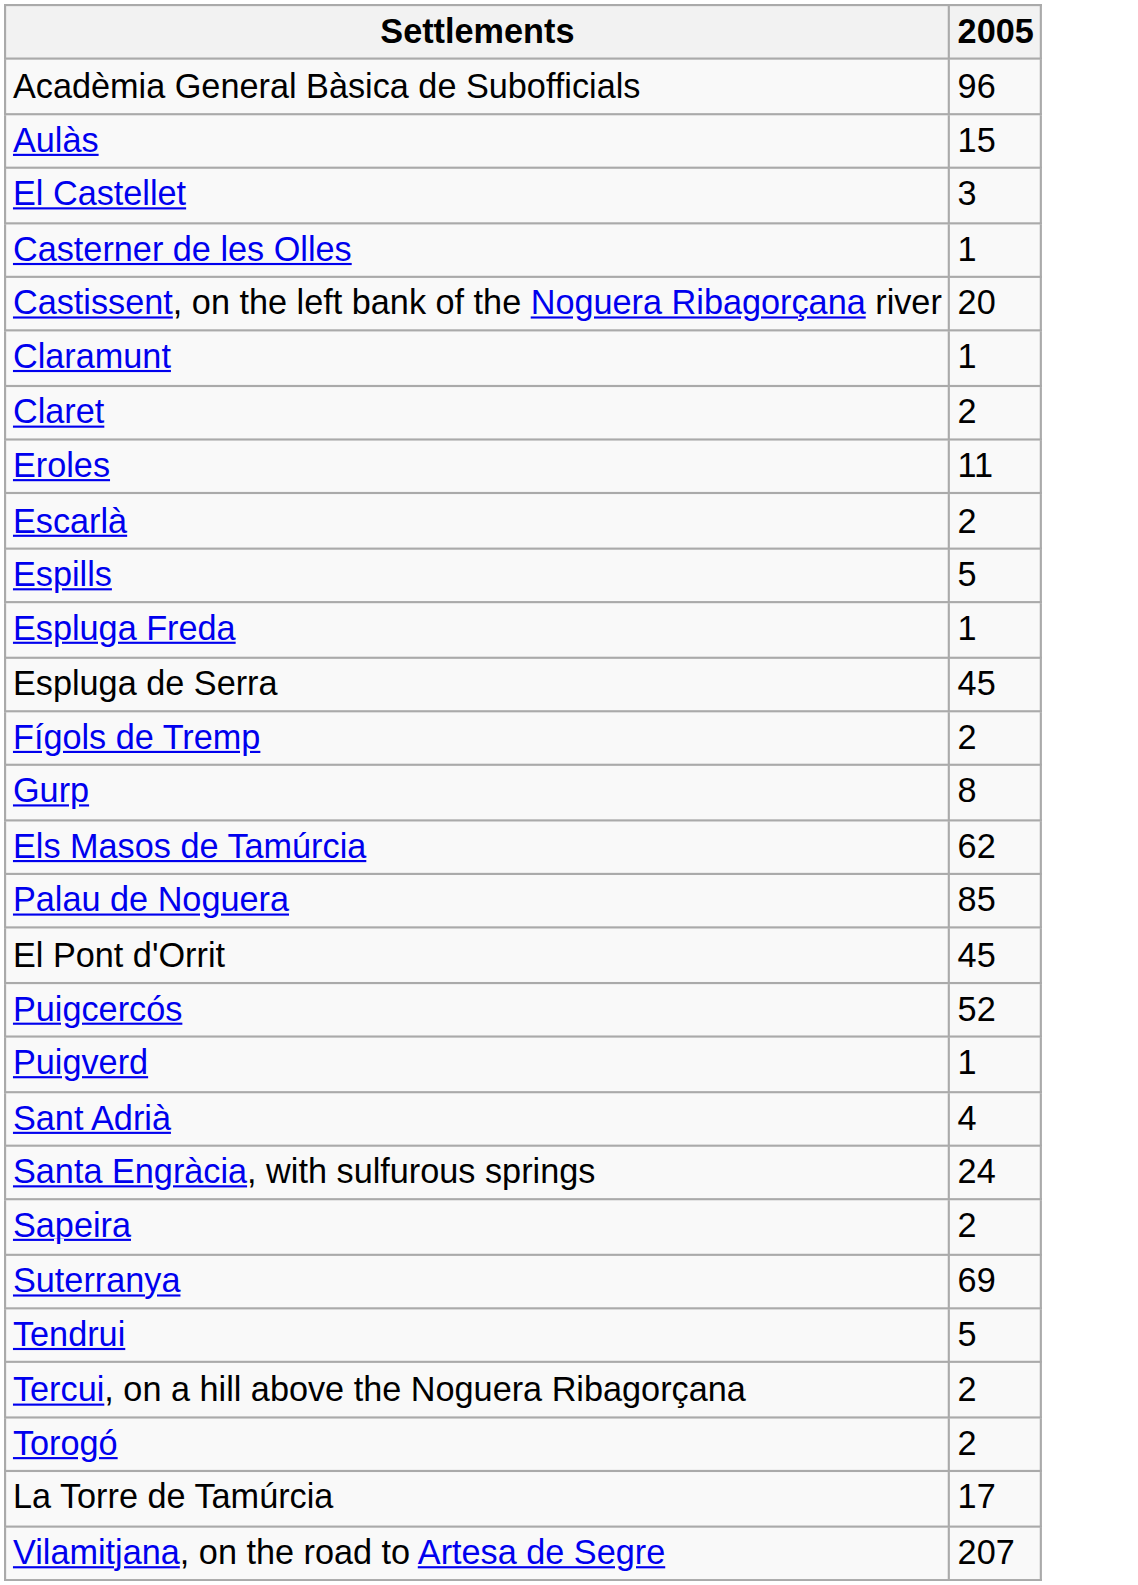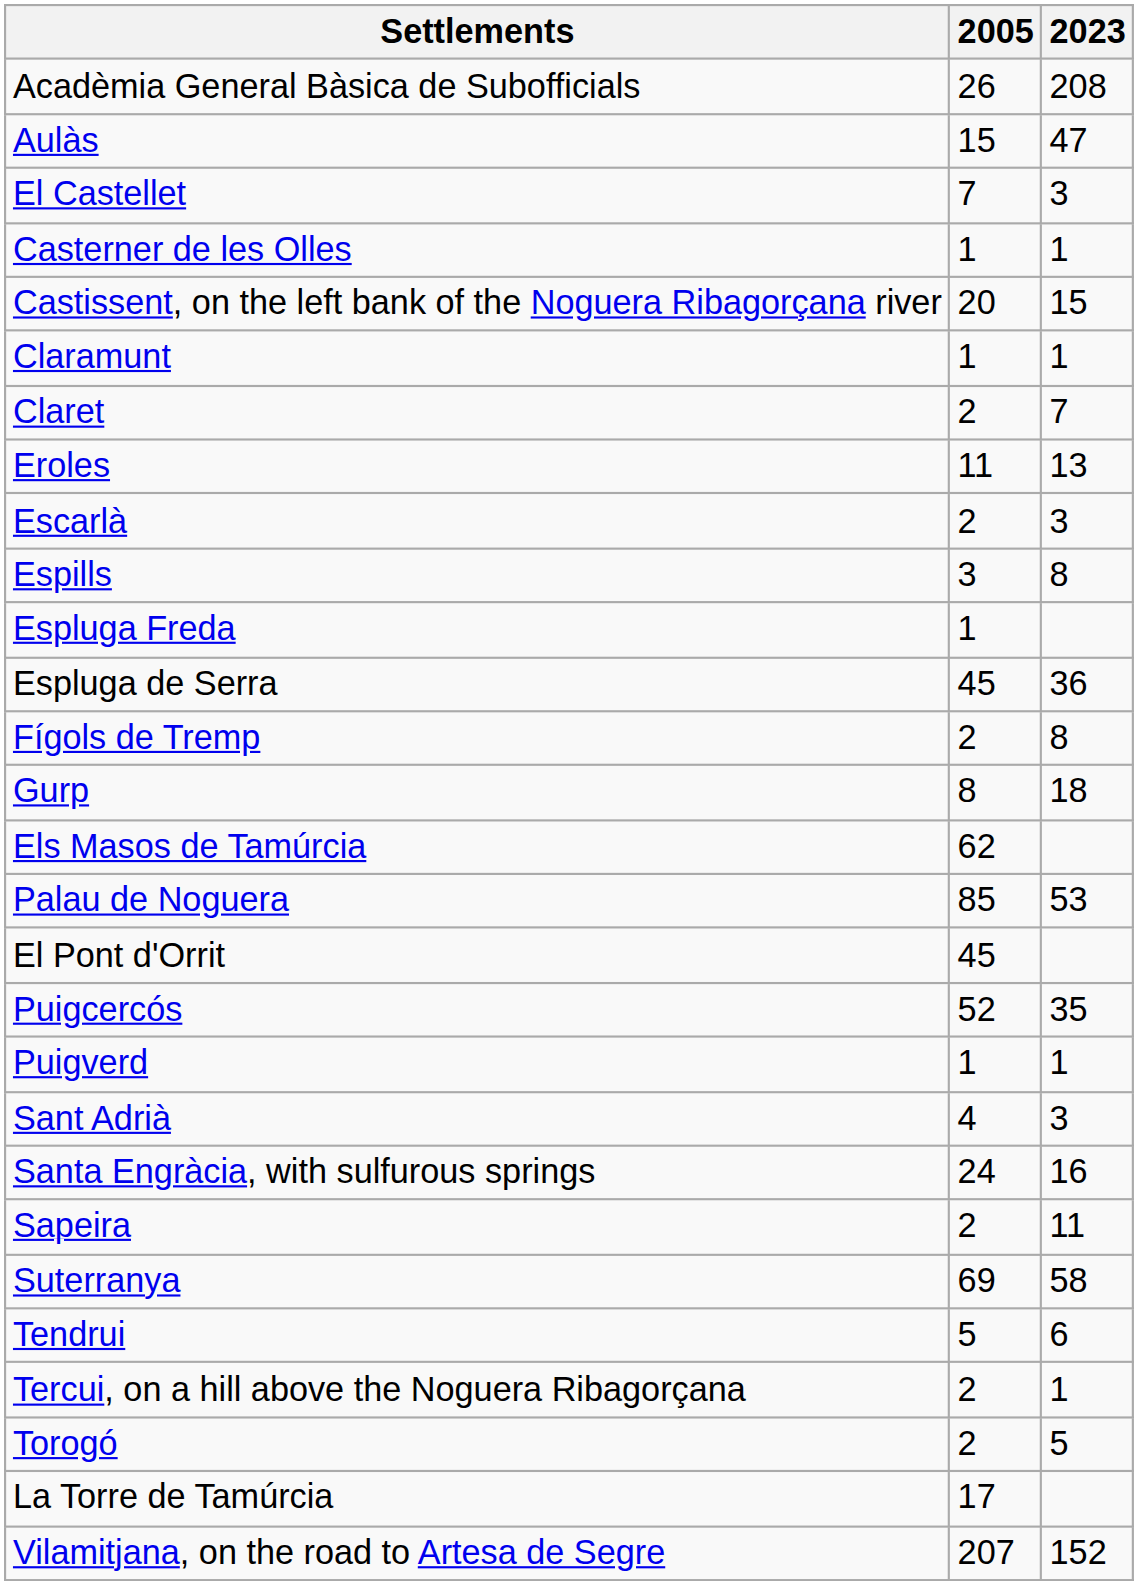+ column: (1088, 31)
(977, 85) 96 -> (977, 85) 26
(967, 194) 3 -> (967, 194) 7
(967, 574) 5 -> (967, 574) 3
